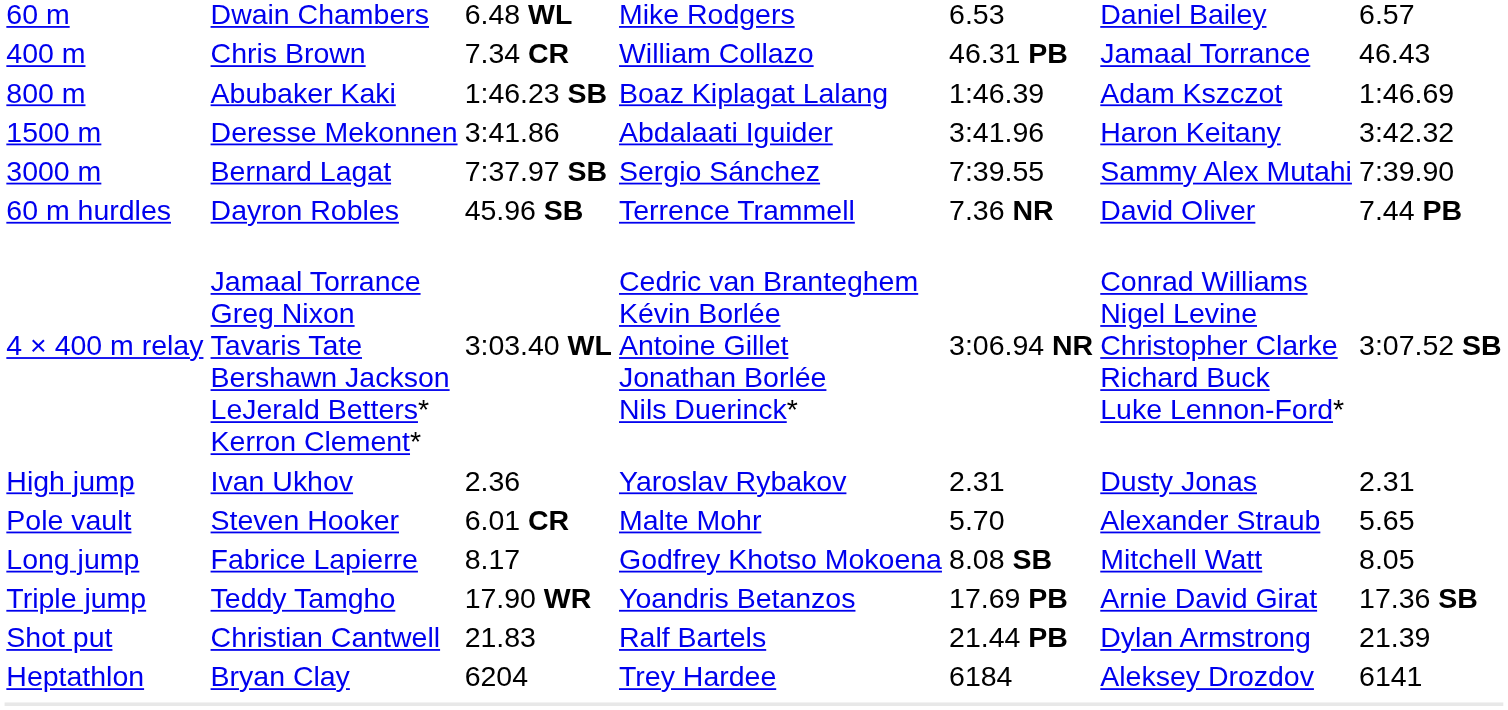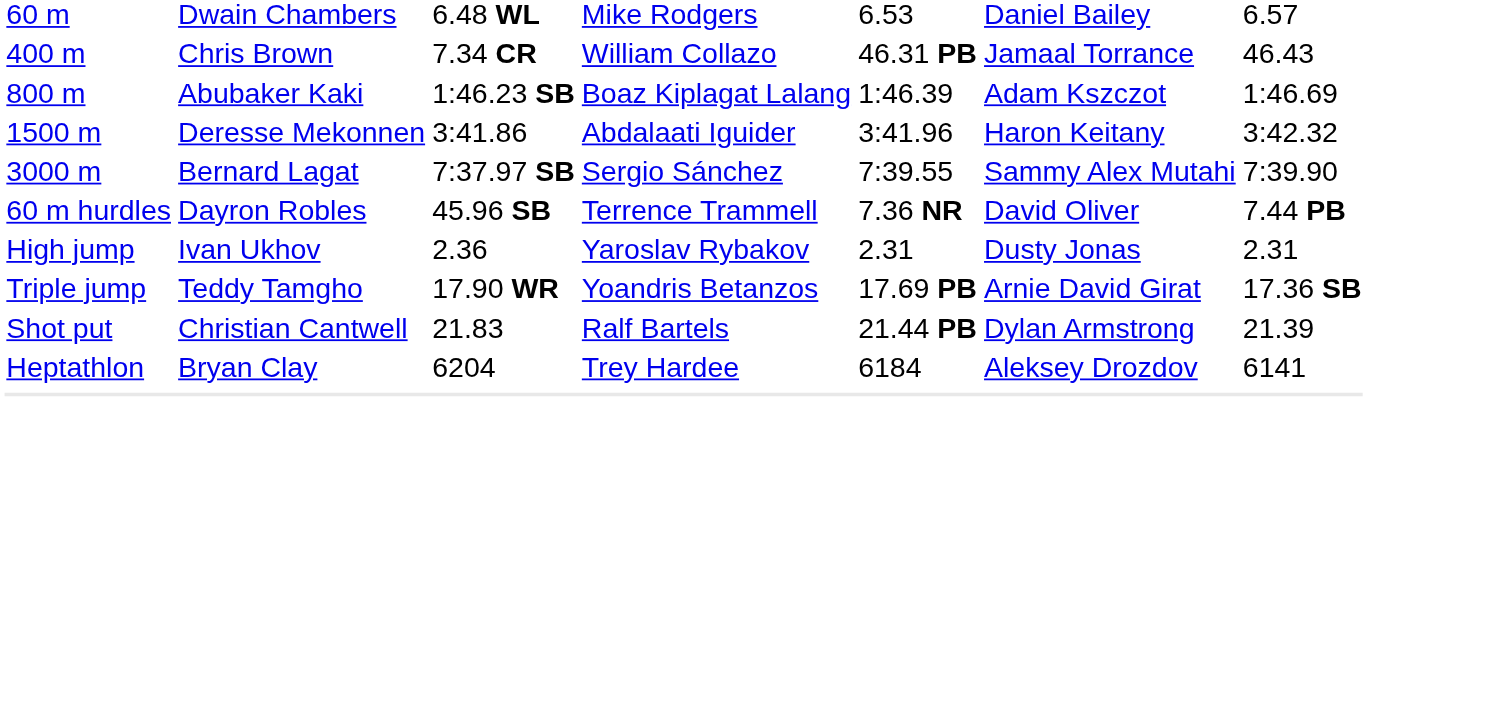- row: (105, 346)
- row: (69, 520)
- row: (73, 559)
